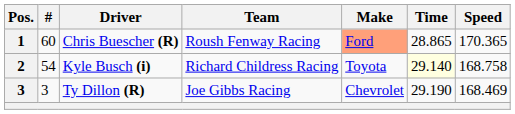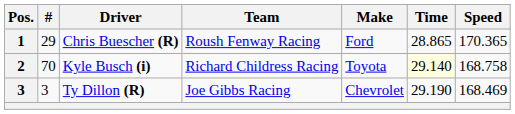(48, 41) 60 -> (48, 41) 29
(359, 41) lightsalmon background -> (359, 41) no background
(48, 66) 54 -> (48, 66) 70
